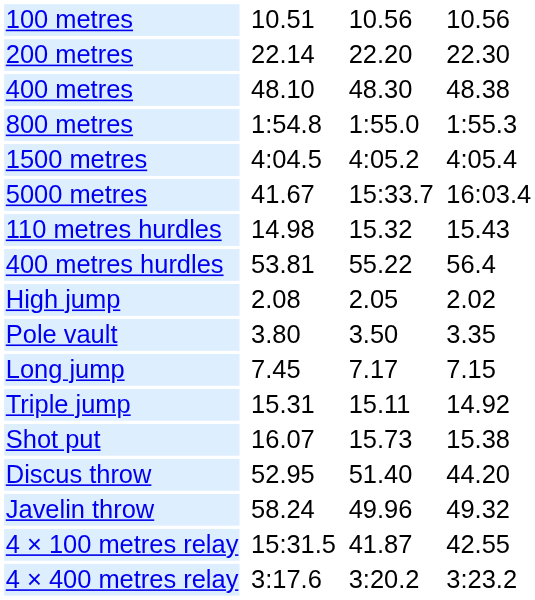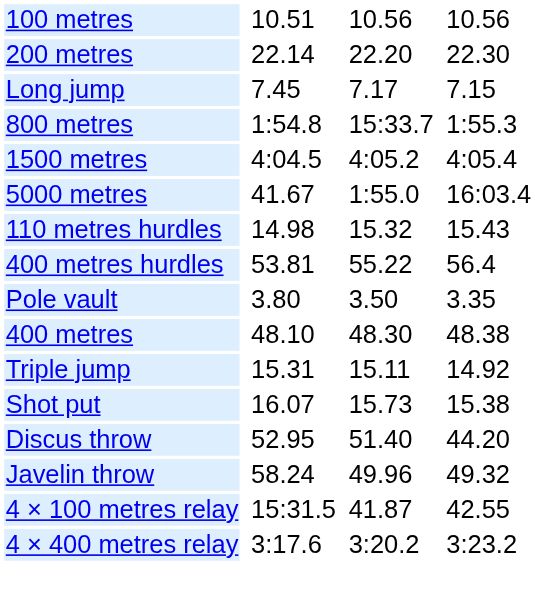rows swapped: (69, 89) <-> (65, 369)
(384, 124) 1:55.0 -> (391, 124) 15:33.7
(391, 194) 15:33.7 -> (384, 194) 1:55.0
- row: (63, 299)
